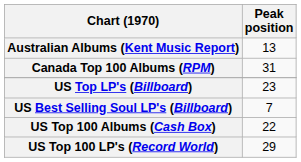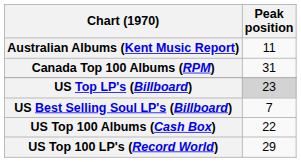(269, 48) 13 -> (269, 48) 11
(269, 87) no background -> (269, 87) lightgrey background
